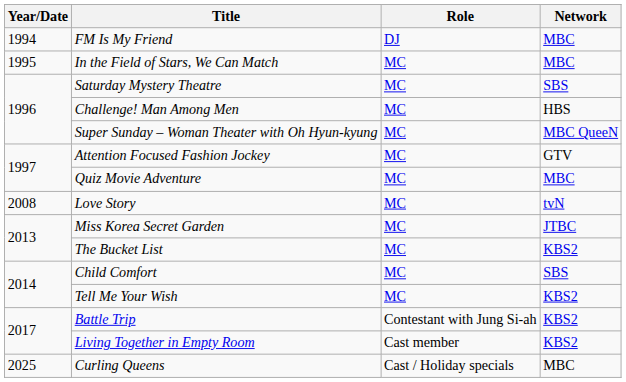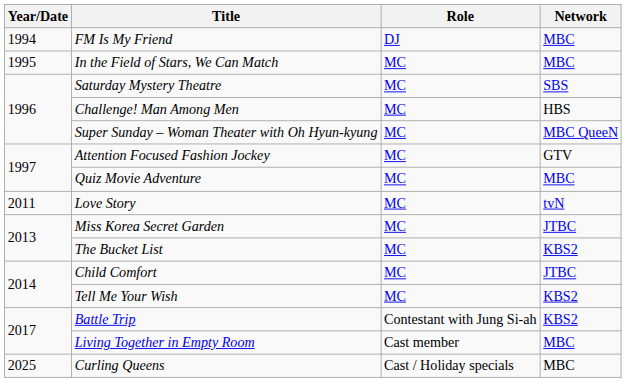(22, 202) 2008 -> (22, 202) 2011
(556, 272) SBS -> (560, 272) JTBC
(560, 342) KBS2 -> (559, 342) MBC
